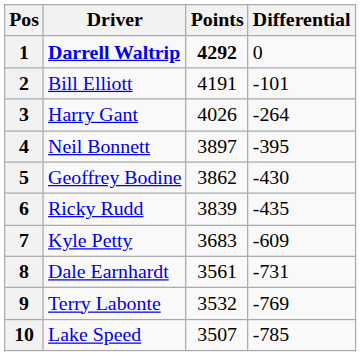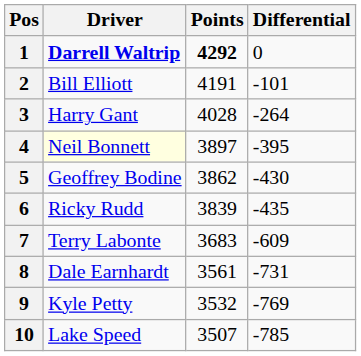(217, 114) 4026 -> (217, 114) 4028
(99, 146) no background -> (99, 146) lightyellow background
(90, 240) Kyle Petty -> (104, 240) Terry Labonte
(104, 303) Terry Labonte -> (90, 303) Kyle Petty
